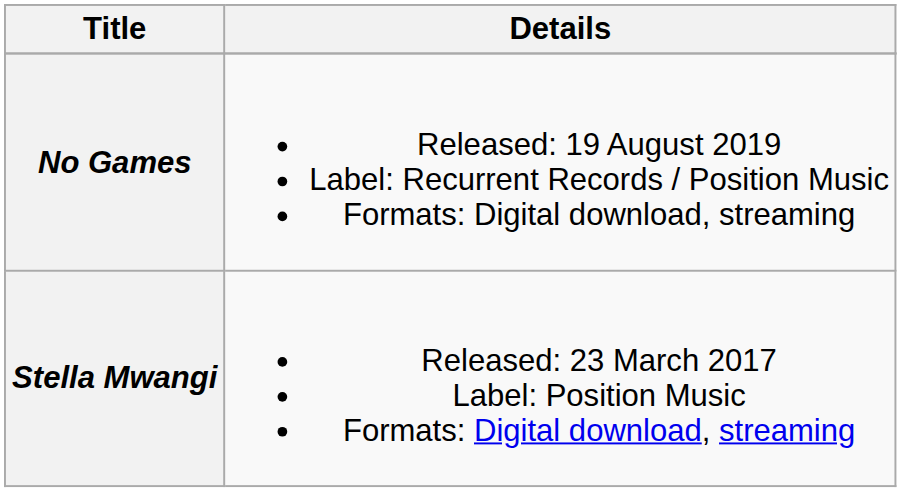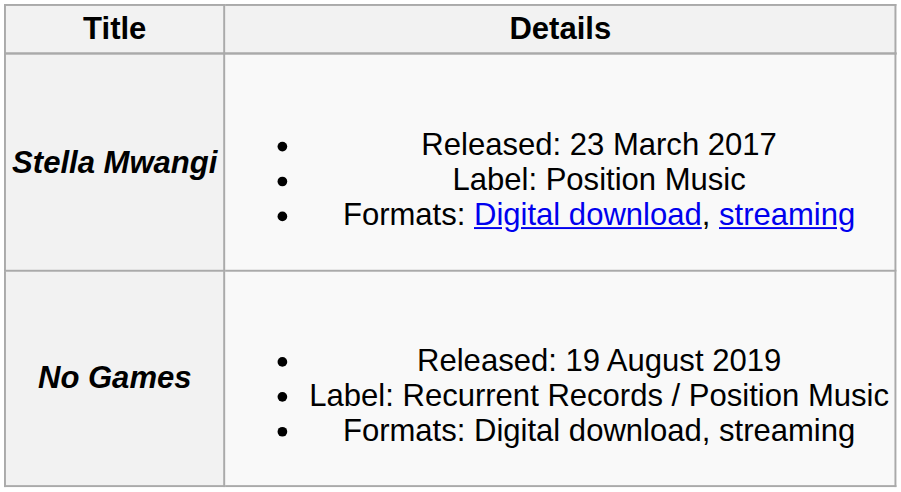rows swapped: (115, 377) <-> (115, 161)
